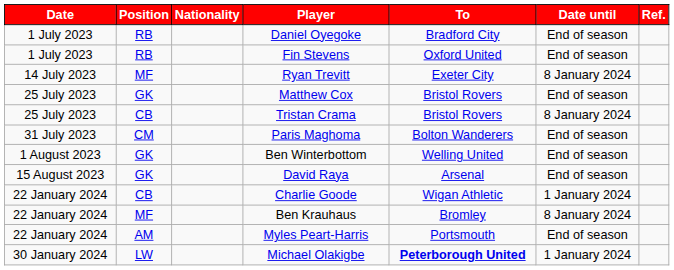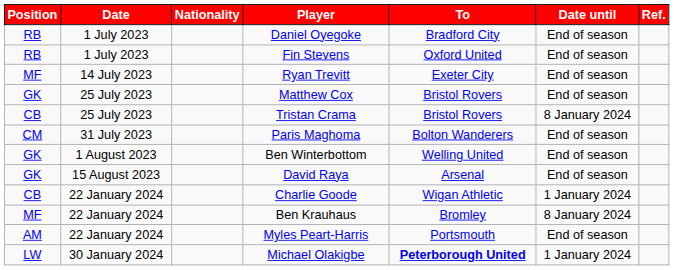columns swapped: (60, 15) <-> (144, 15)
(587, 75) 8 January 2024 -> (587, 75) End of season
